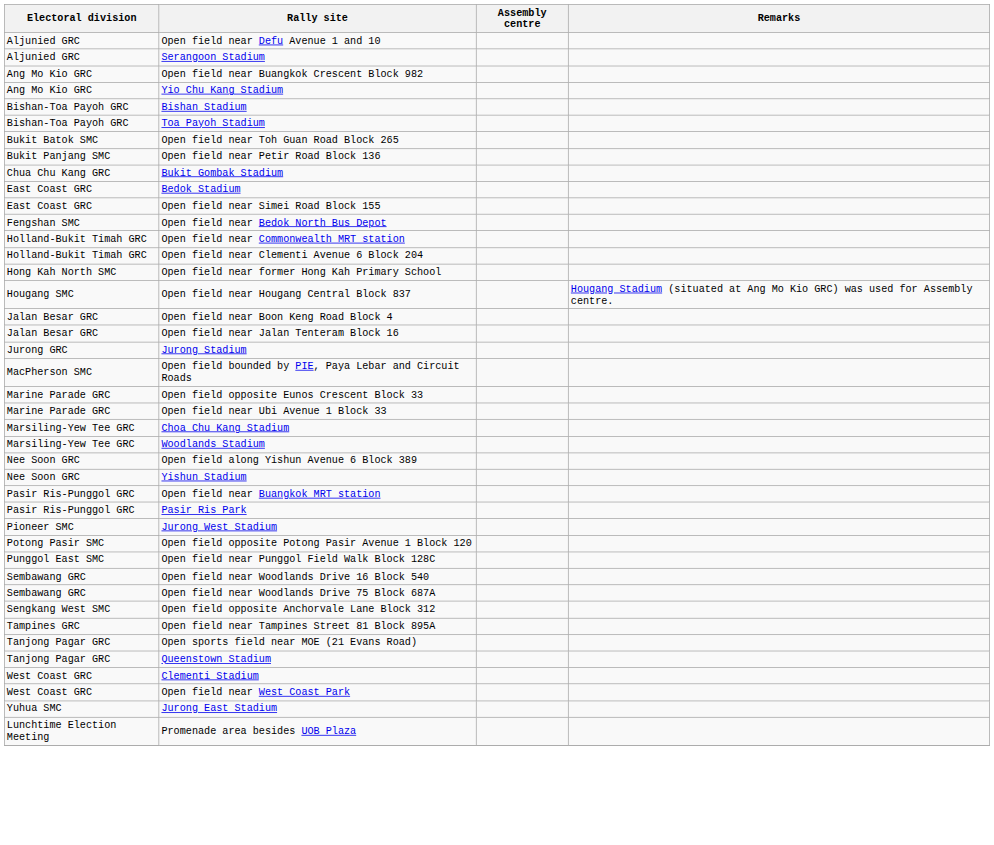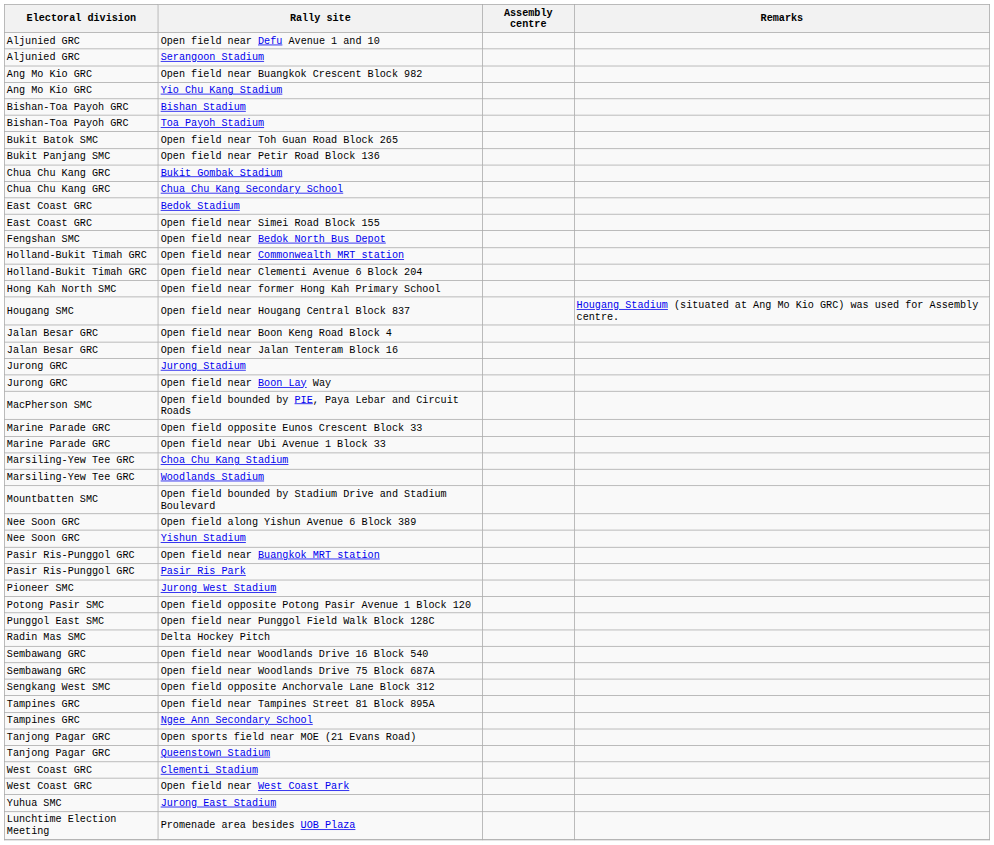+ row: (252, 190)
+ row: (246, 383)
+ row: (304, 500)
+ row: (215, 638)
+ row: (237, 721)
